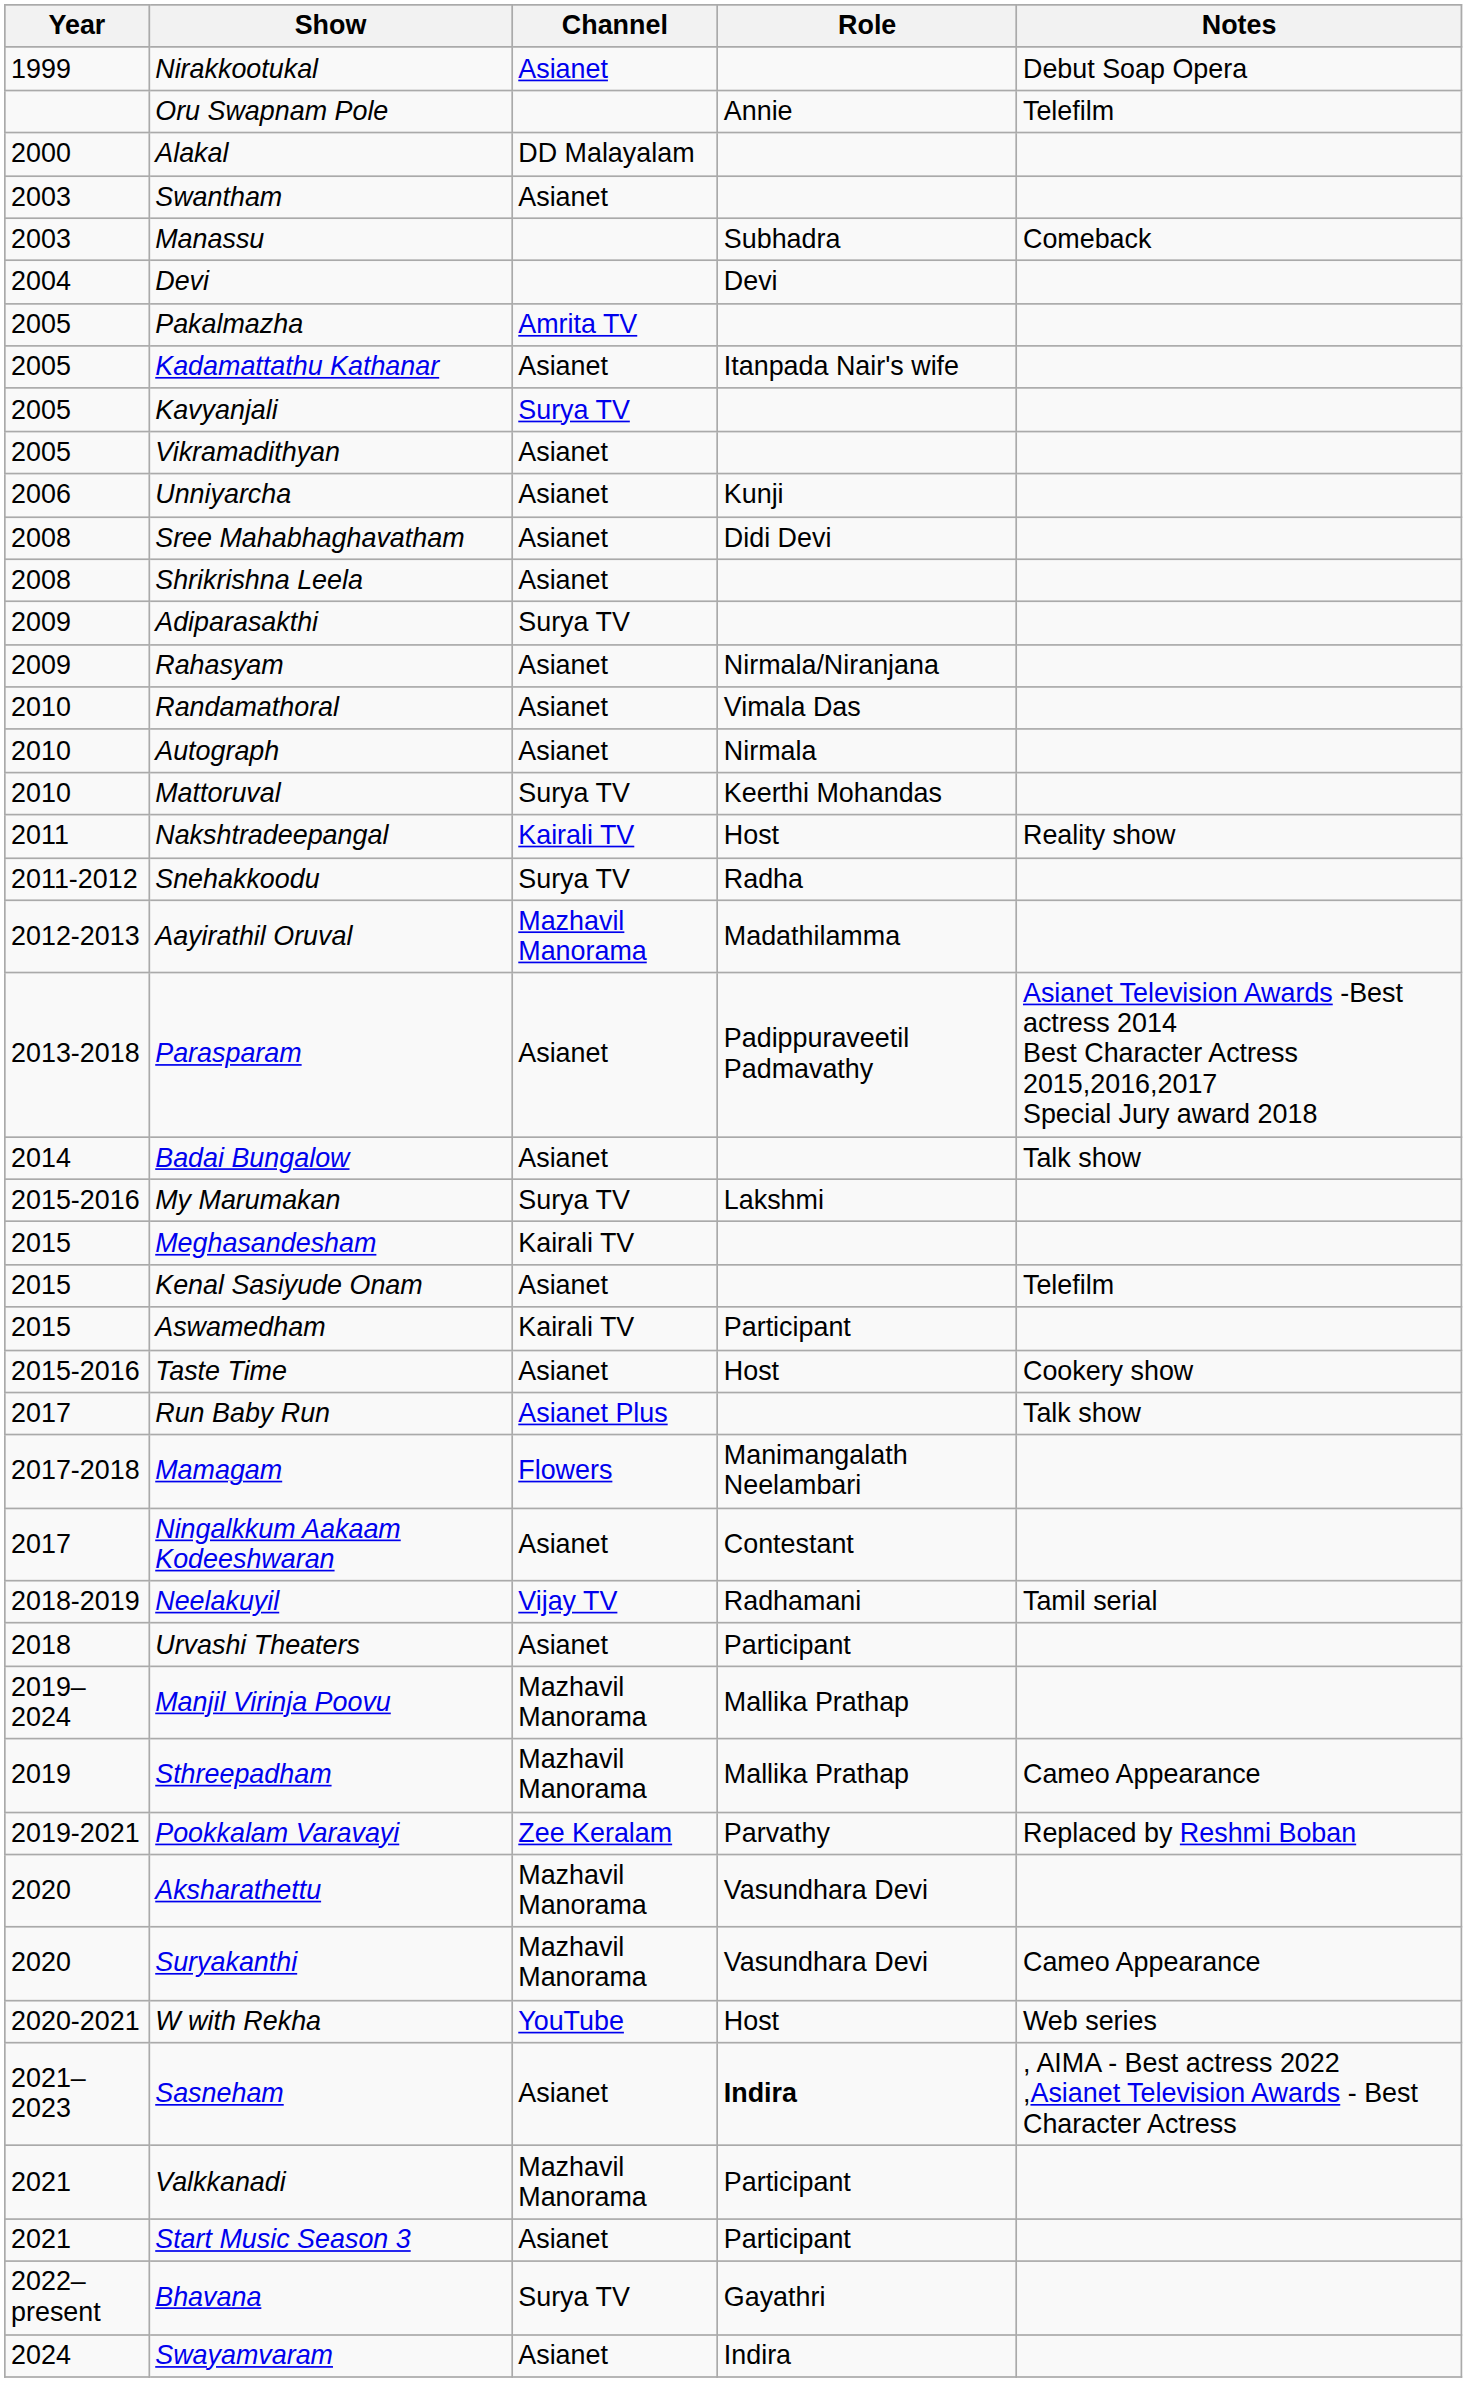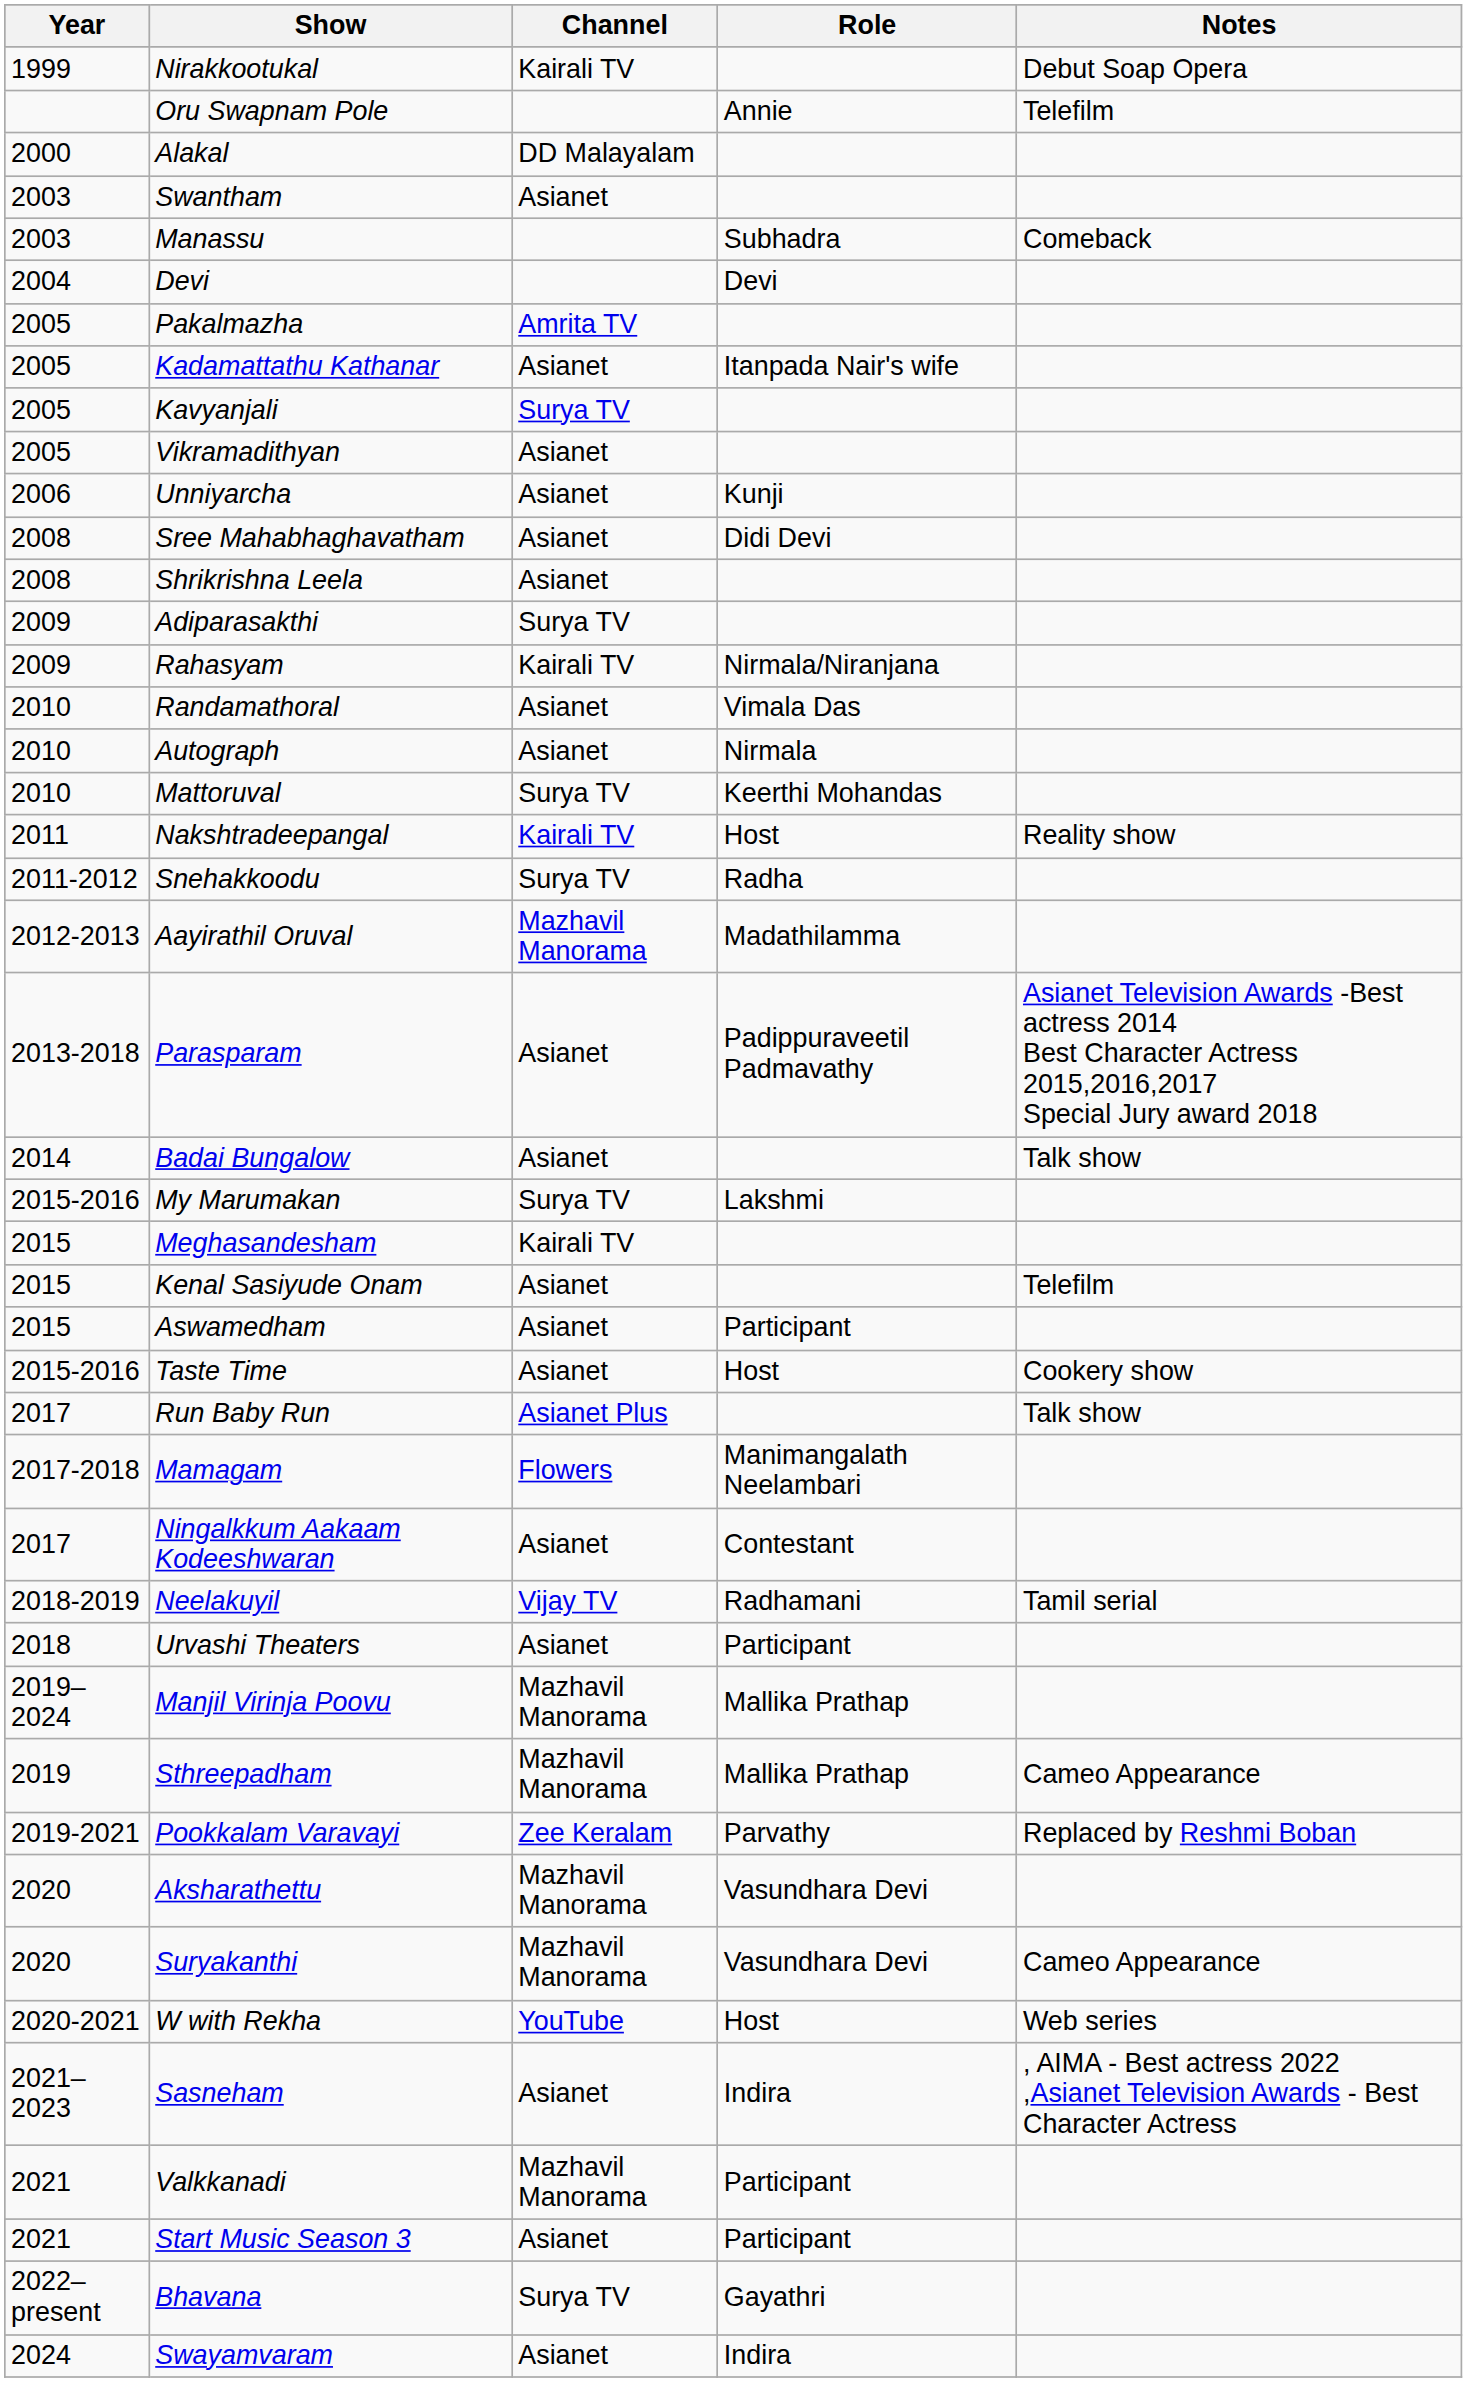(563, 68) Asianet -> (576, 68) Kairali TV
(563, 665) Asianet -> (576, 665) Kairali TV
(576, 1328) Kairali TV -> (563, 1328) Asianet
(760, 2093) bold -> (757, 2093) normal
